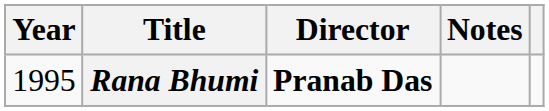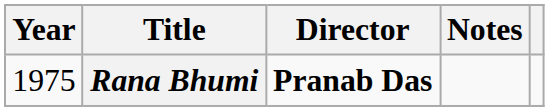(44, 79) 1995 -> (44, 79) 1975
